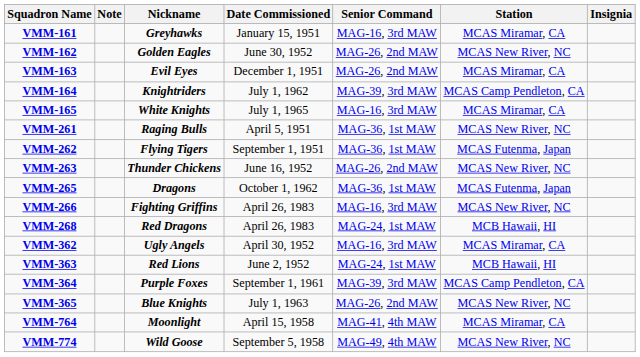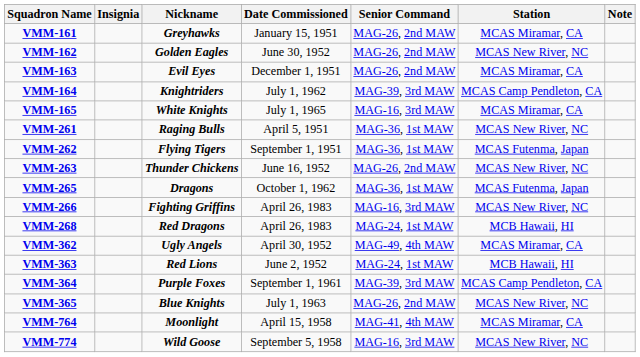columns swapped: (611, 14) <-> (110, 14)
(387, 33) MAG-16, 3rd MAW -> (404, 33) MAG-26, 2nd MAW
(387, 245) MAG-16, 3rd MAW -> (404, 245) MAG-49, 4th MAW
(387, 341) MAG-49, 4th MAW -> (404, 341) MAG-16, 3rd MAW
